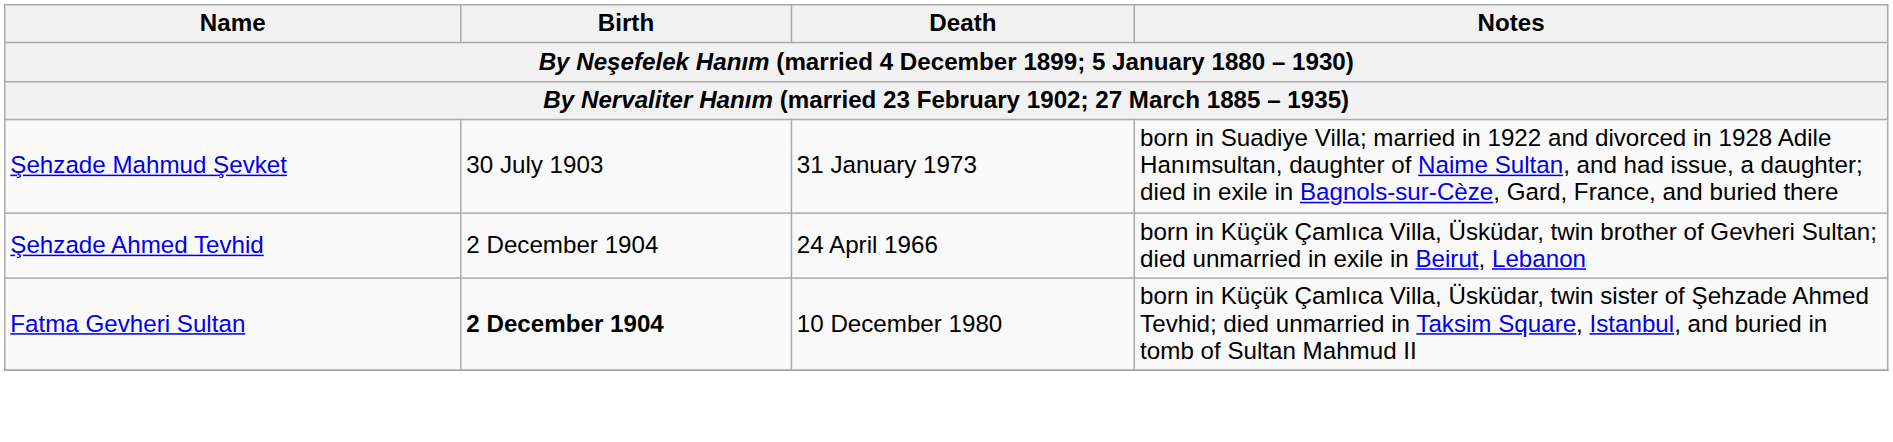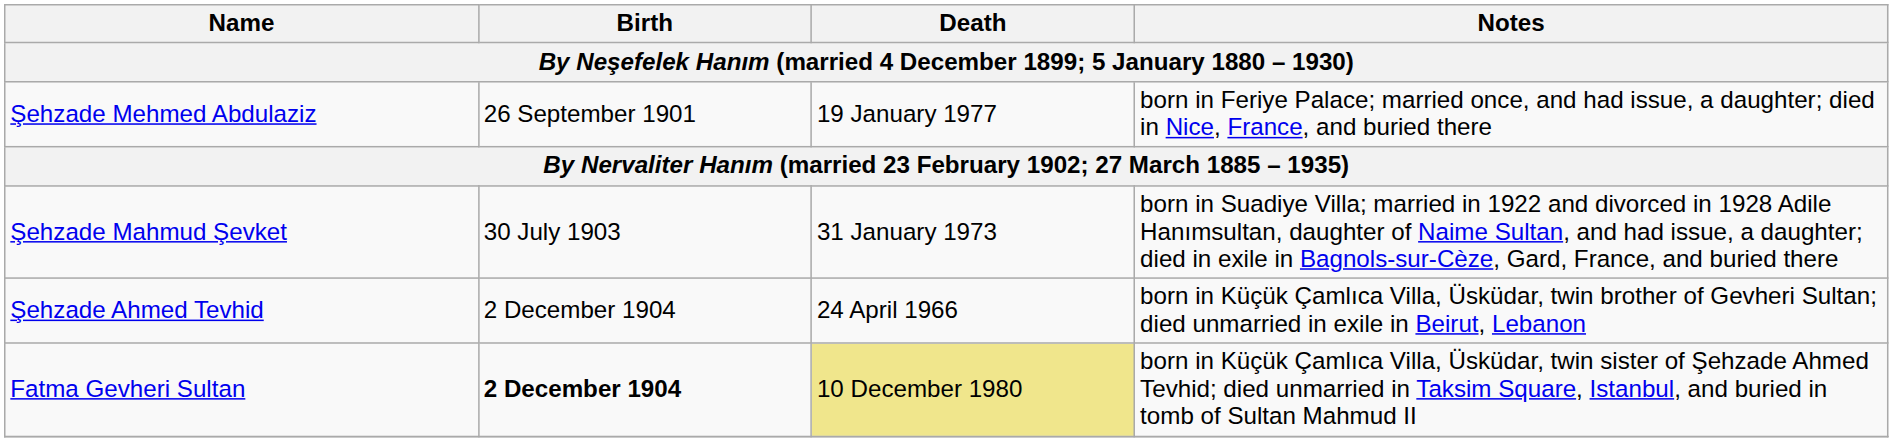+ row: (163, 113)
(900, 323) no background -> (920, 389) khaki background
